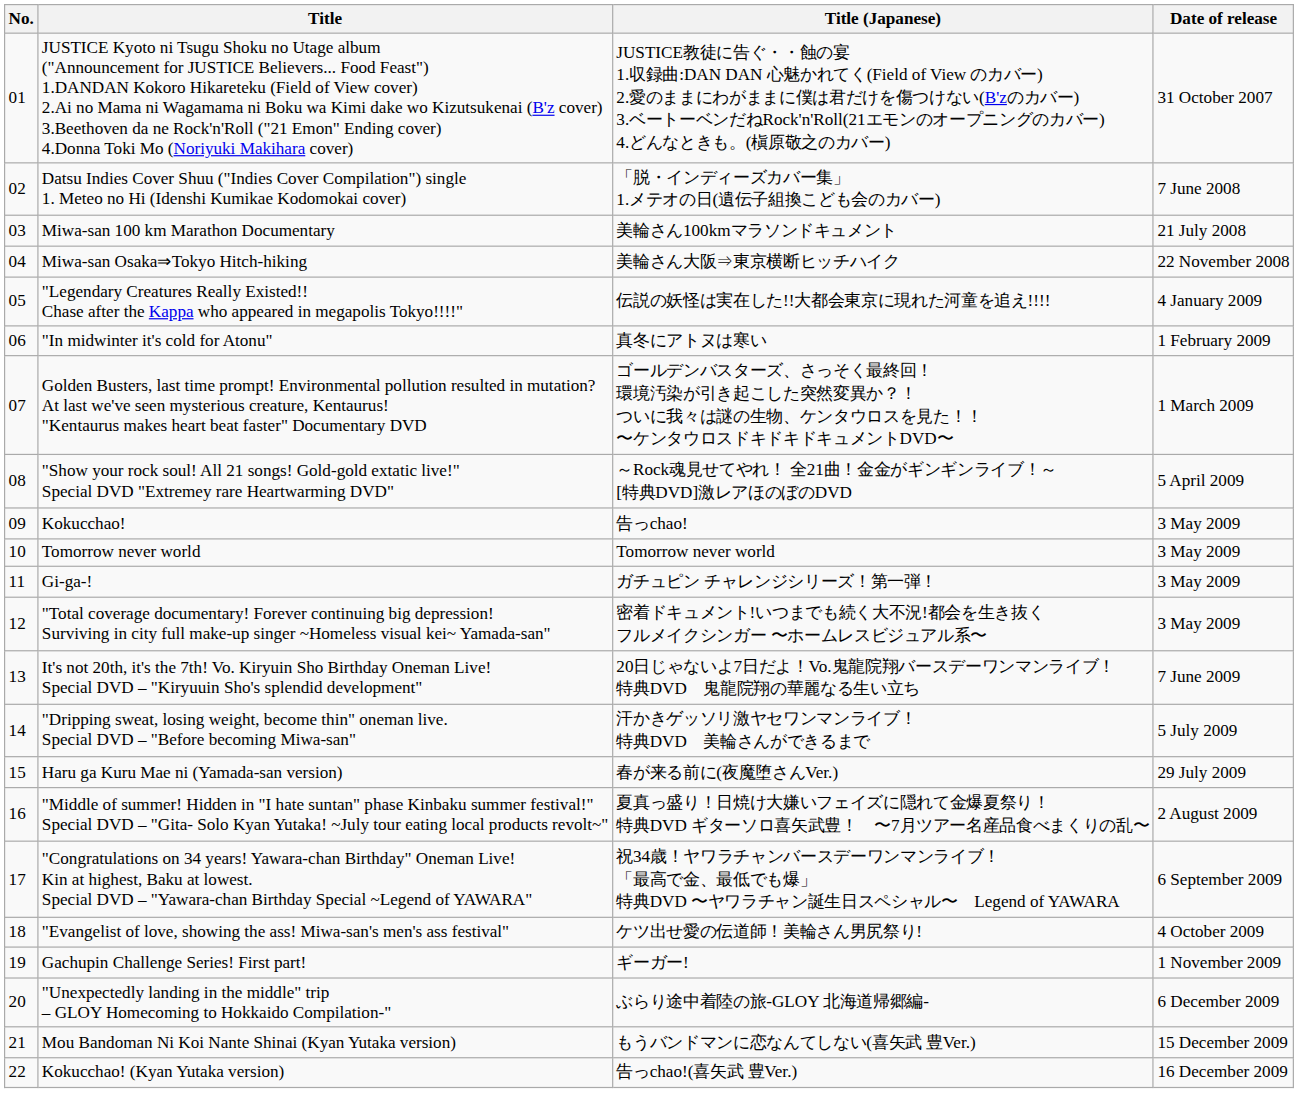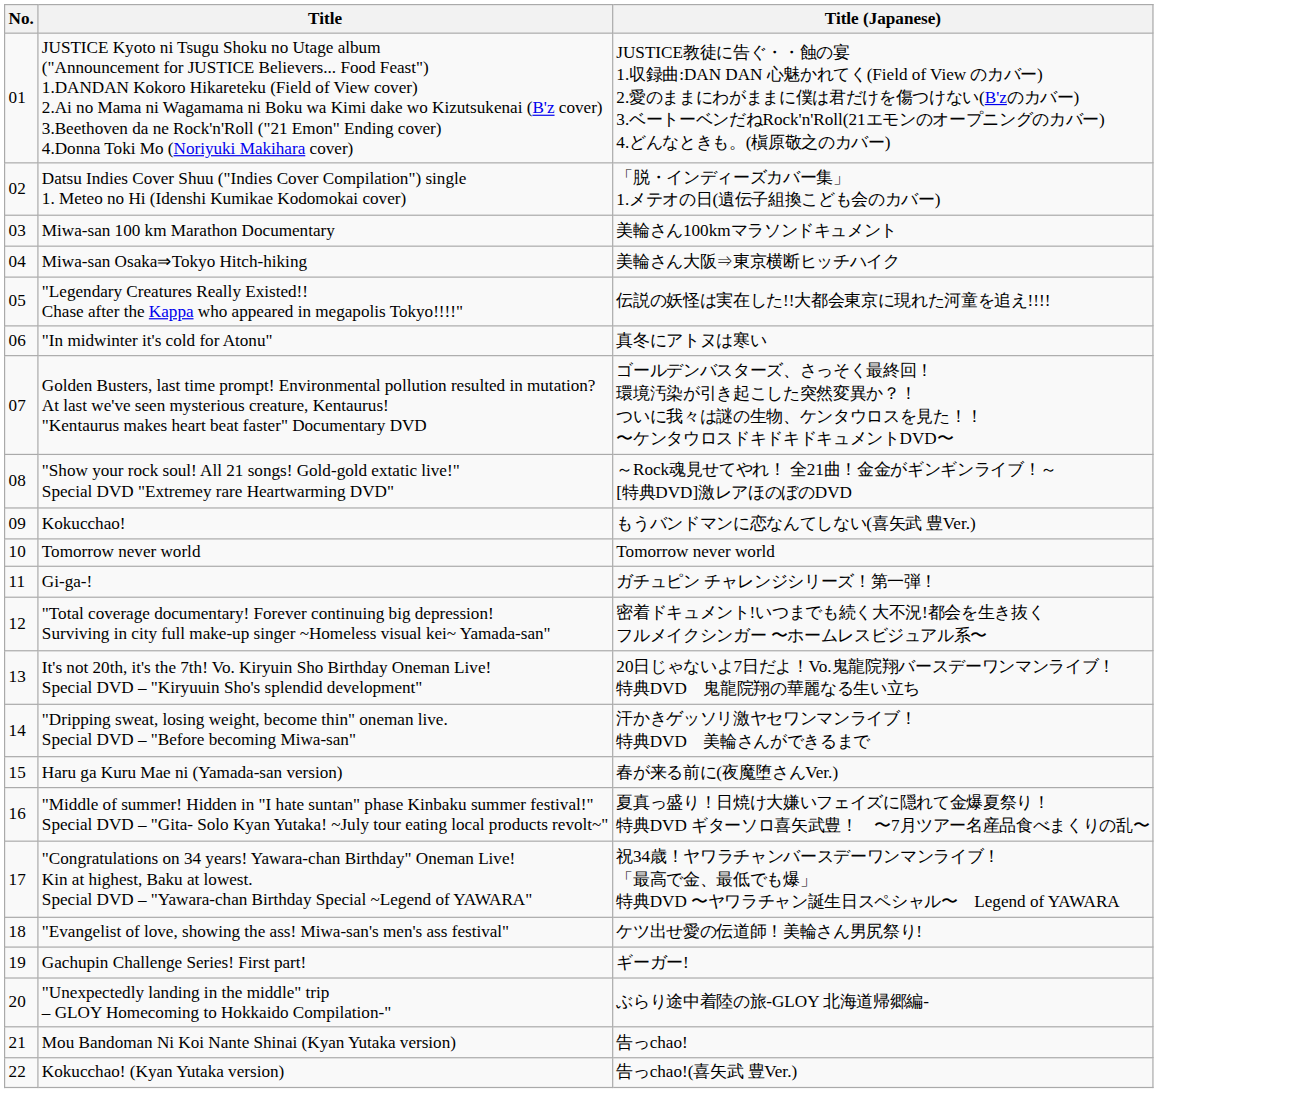- column: (1224, 19)
(652, 523) 告っchao! -> (796, 523) もうバンドマンに恋なんてしない(喜矢武 豊Ver.)
(796, 1042) もうバンドマンに恋なんてしない(喜矢武 豊Ver.) -> (652, 1042) 告っchao!
